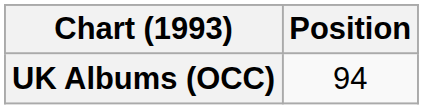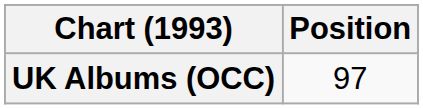(350, 77) 94 -> (350, 77) 97
